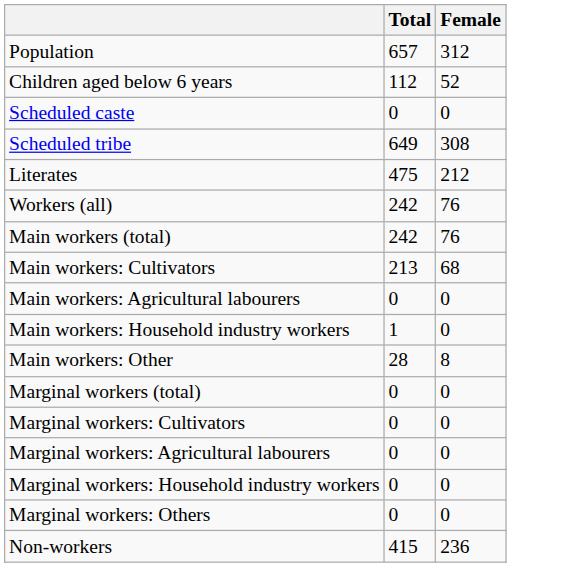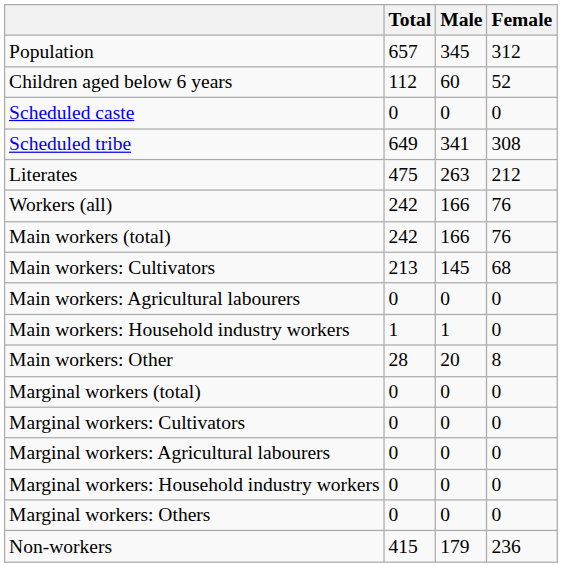+ column: (461, 19)
